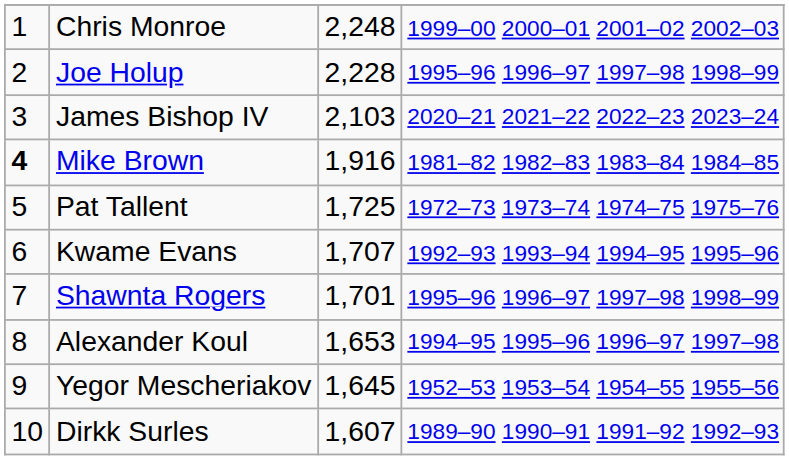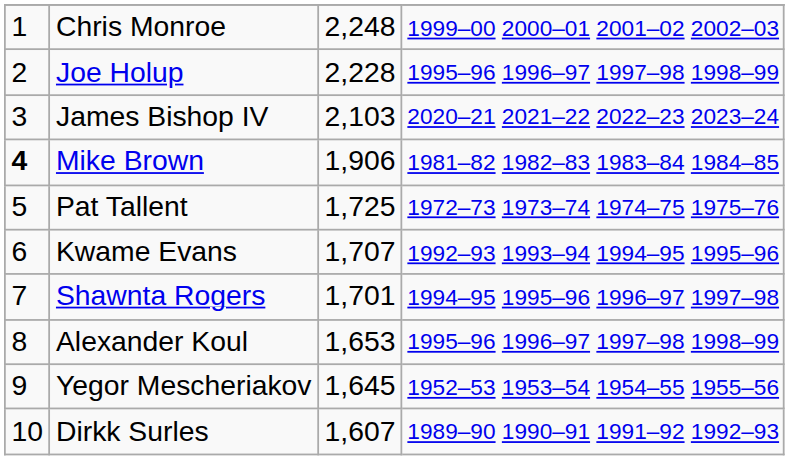(360, 161) 1,916 -> (360, 161) 1,906
(593, 297) 1995–96 1996–97 1997–98 1998–99 -> (593, 297) 1994–95 1995–96 1996–97 1997–98
(593, 342) 1994–95 1995–96 1996–97 1997–98 -> (593, 342) 1995–96 1996–97 1997–98 1998–99
